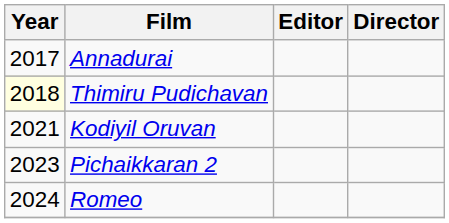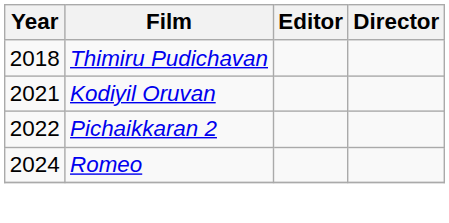- row: (121, 57)
(35, 93) lightyellow background -> (35, 57) no background
(35, 164) 2023 -> (35, 128) 2022
